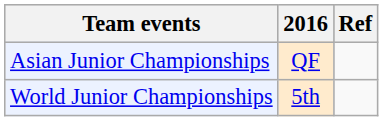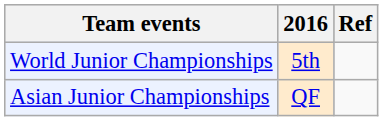rows swapped: (140, 60) <-> (141, 97)
